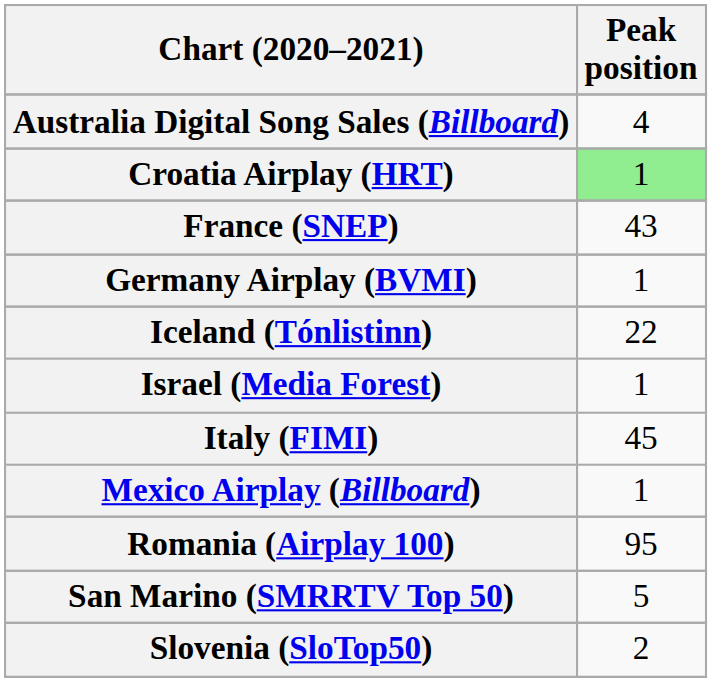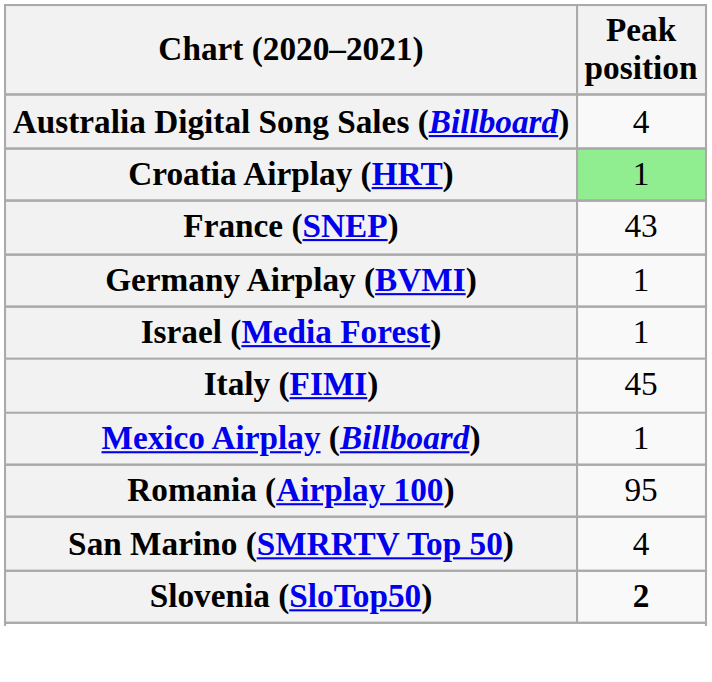- row: (291, 332)
(641, 596) 5 -> (641, 543) 4
(641, 648) normal -> (641, 596) bold
